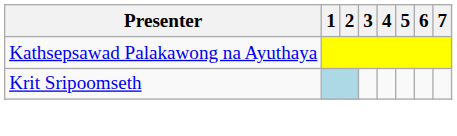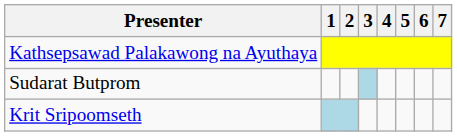+ row: (75, 83)
